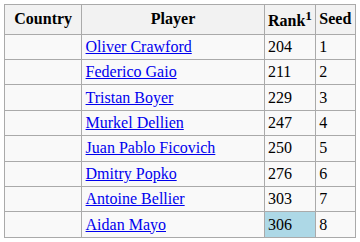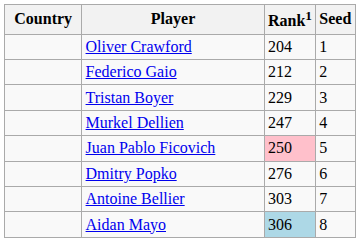(280, 72) 211 -> (280, 72) 212
(280, 148) no background -> (280, 148) pink background
